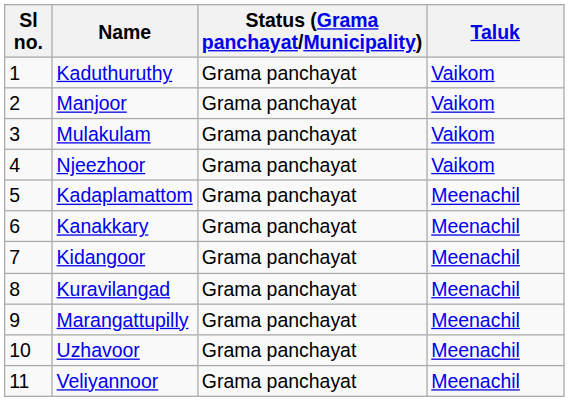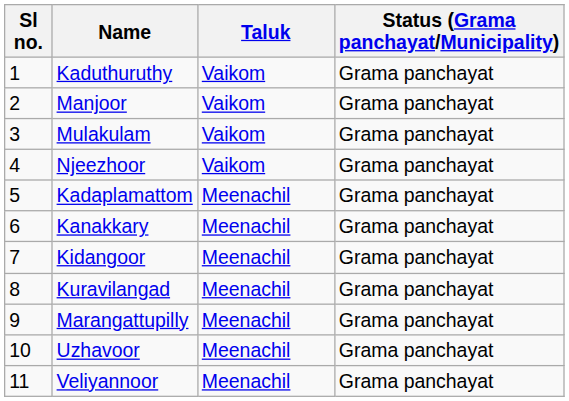columns swapped: (312, 31) <-> (495, 31)
